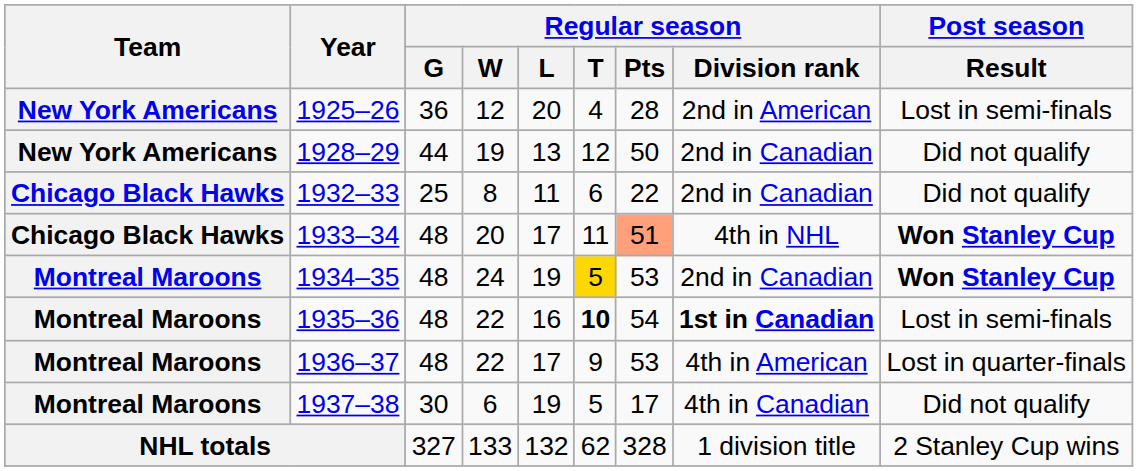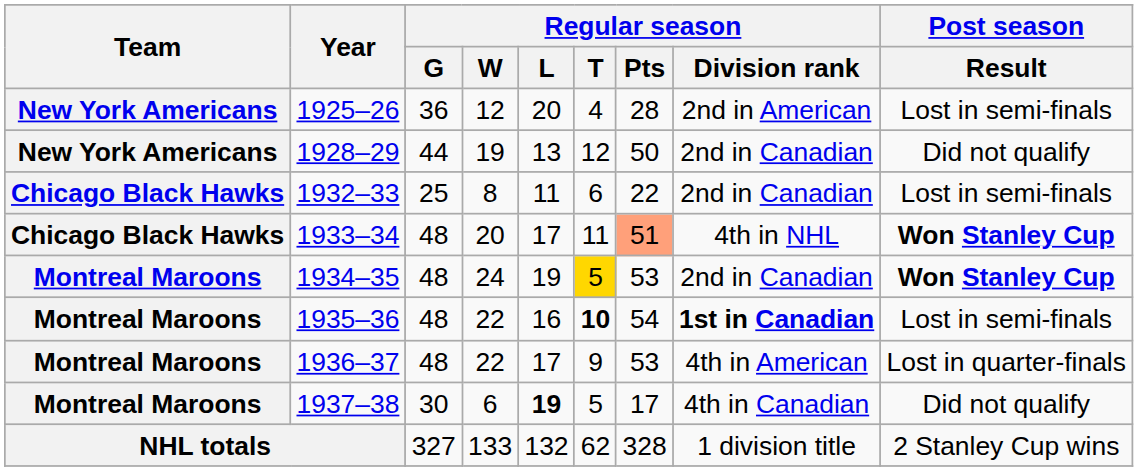(1006, 193) Did not qualify -> (1006, 193) Lost in semi-finals
(546, 403) normal -> (546, 403) bold
